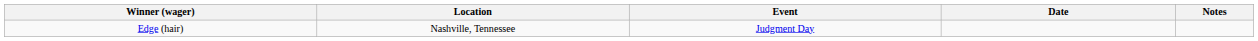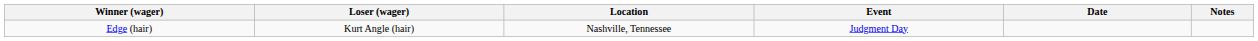+ column: (379, 12)
